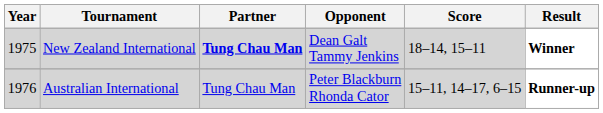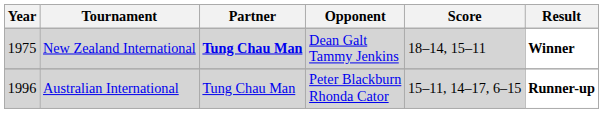(22, 88) 1976 -> (22, 88) 1996
